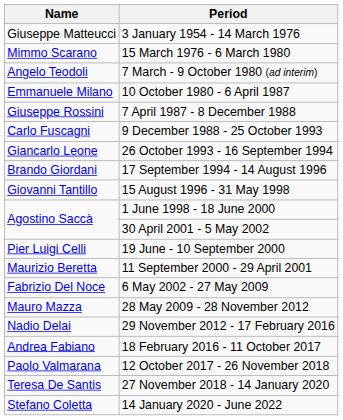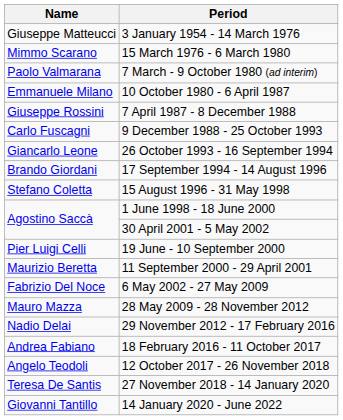(48, 72) Angelo Teodoli -> (54, 72) Paolo Valmarana
(52, 190) Giovanni Tantillo -> (50, 190) Stefano Coletta
(54, 365) Paolo Valmarana -> (48, 365) Angelo Teodoli
(50, 405) Stefano Coletta -> (52, 405) Giovanni Tantillo
